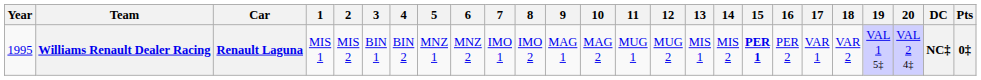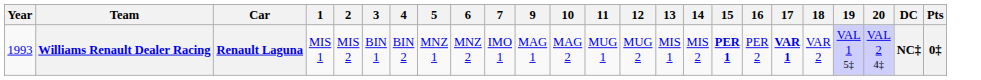- column: (530, 14)
(20, 49) 1995 -> (20, 49) 1993
(817, 49) normal -> (787, 49) bold
